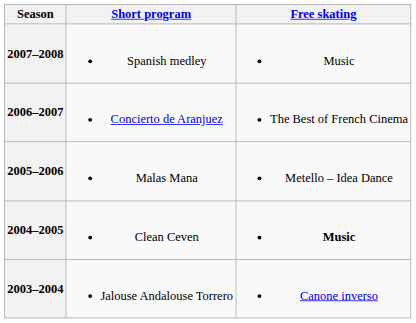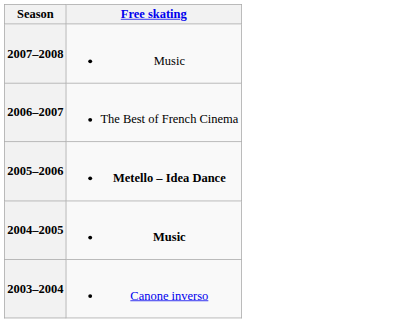- column: (151, 14)
(323, 178) normal -> (154, 178) bold
